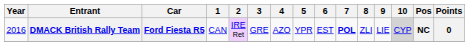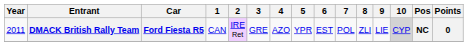(16, 29) 2016 -> (16, 29) 2011
(347, 29) bold -> (346, 29) normal
